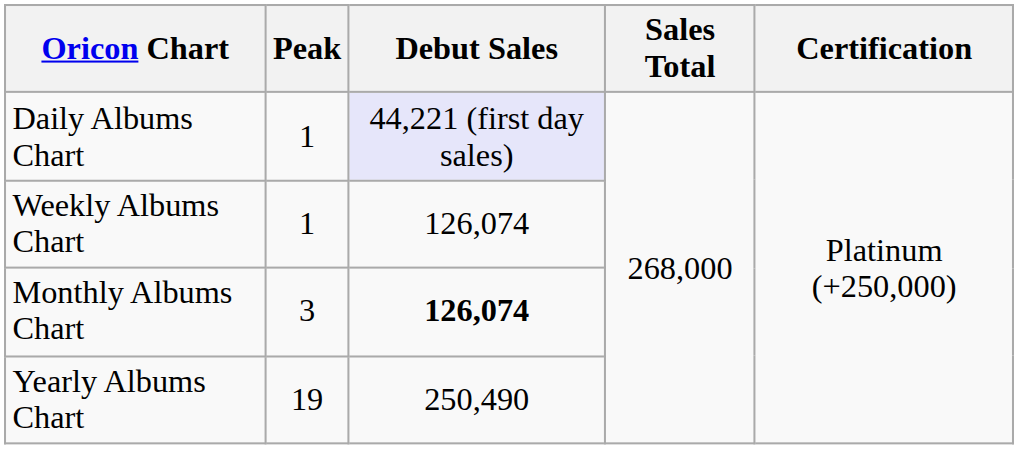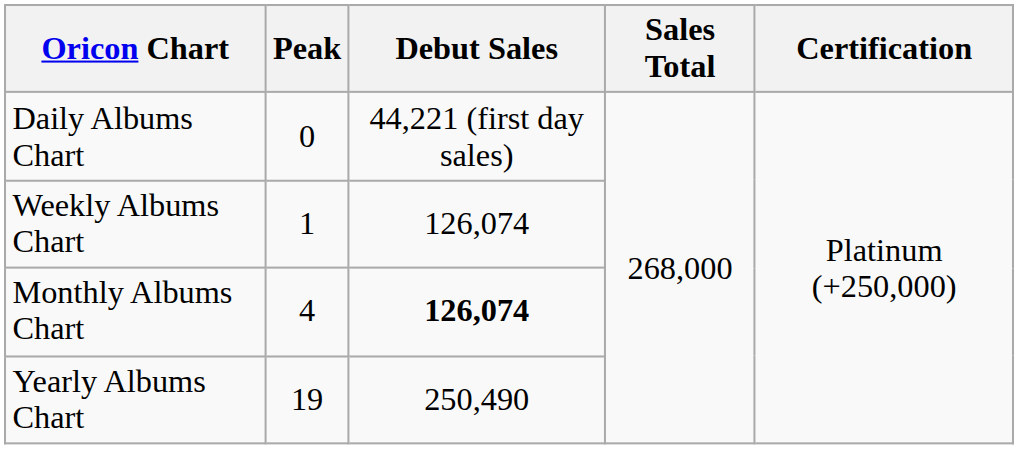(307, 135) 1 -> (307, 135) 0
(477, 135) lavender background -> (477, 135) no background
(307, 311) 3 -> (307, 311) 4
